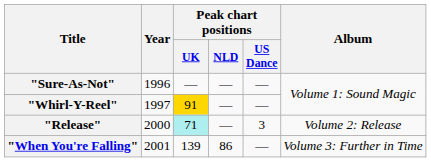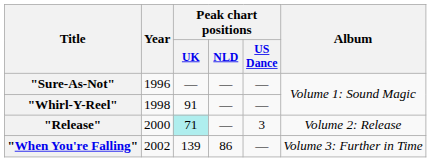(157, 104) 1997 -> (157, 104) 1998
(191, 104) gold background -> (191, 104) no background
(157, 146) 2001 -> (157, 146) 2002
